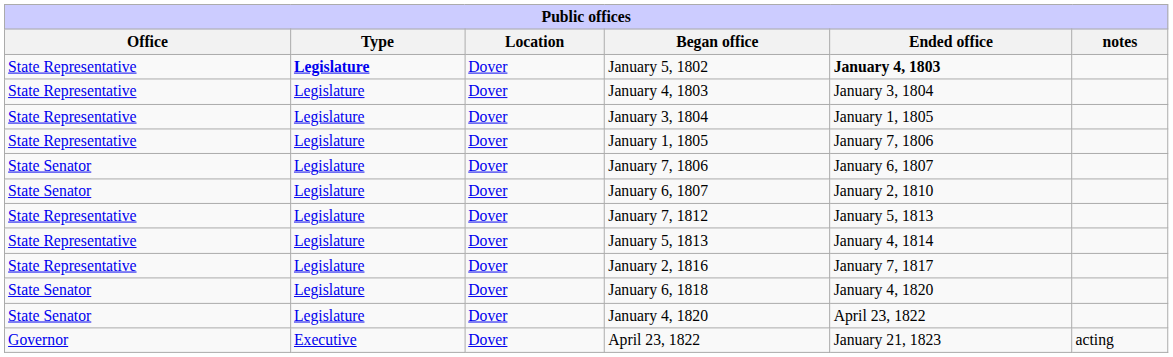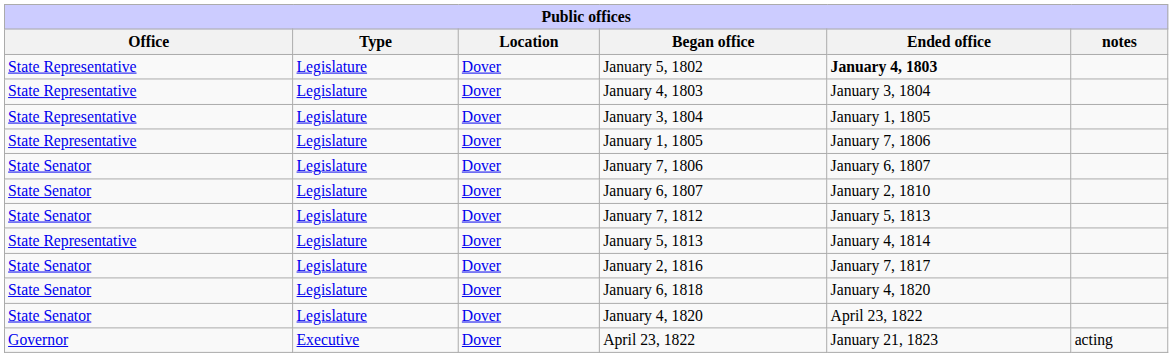(332, 66) bold -> (332, 66) normal
(72, 215) State Representative -> (50, 215) State Senator
(72, 265) State Representative -> (50, 265) State Senator
